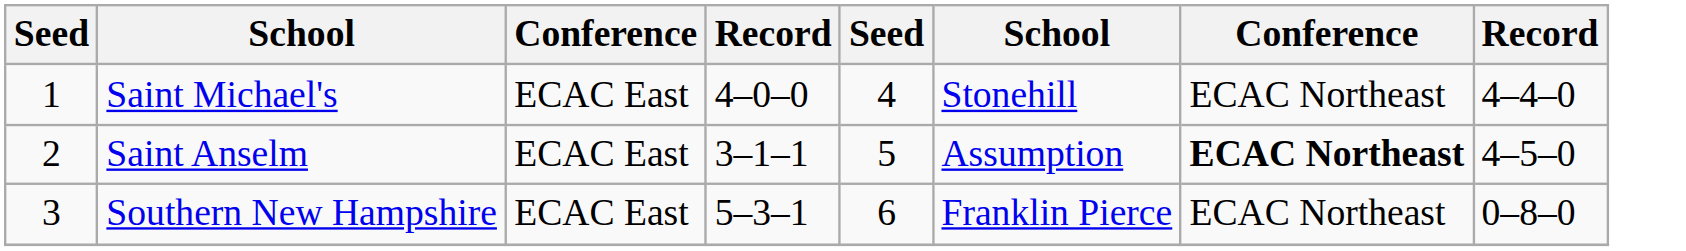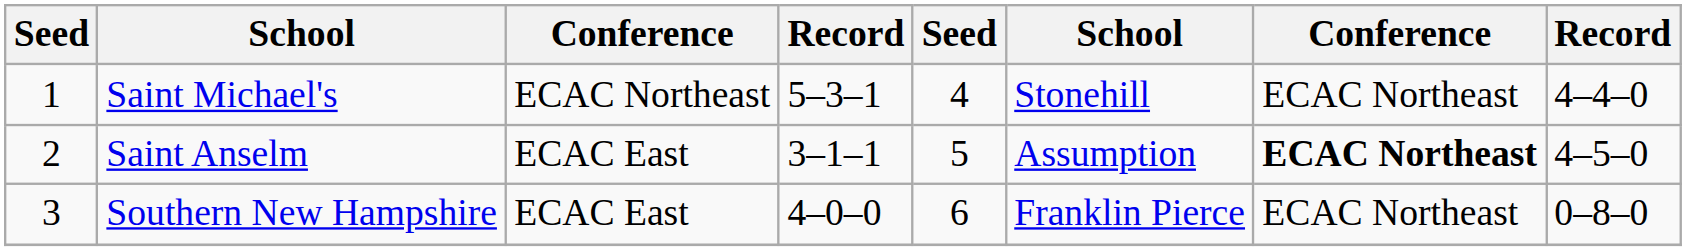(601, 93) ECAC East -> (642, 93) ECAC Northeast
(762, 93) 4–0–0 -> (834, 93) 5–3–1
(762, 213) 5–3–1 -> (834, 213) 4–0–0
